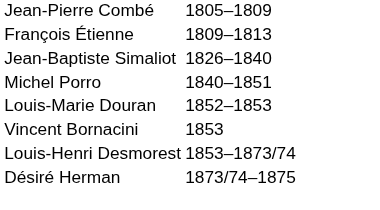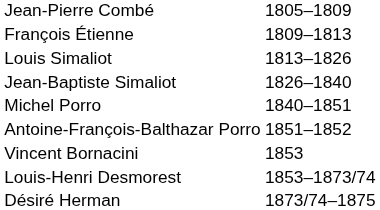+ row: (58, 58)
+ row: (132, 129)
- row: (80, 105)
